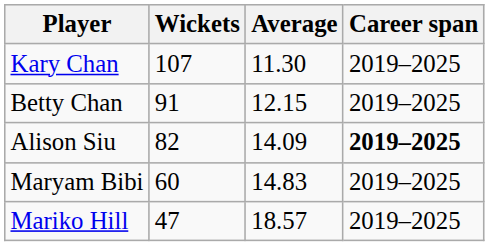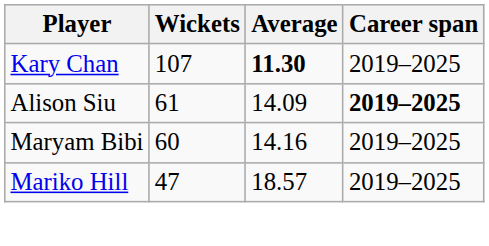(279, 63) normal -> (278, 63) bold
- row: (67, 102)
(167, 142) 82 -> (167, 102) 61
(279, 181) 14.83 -> (279, 142) 14.16
